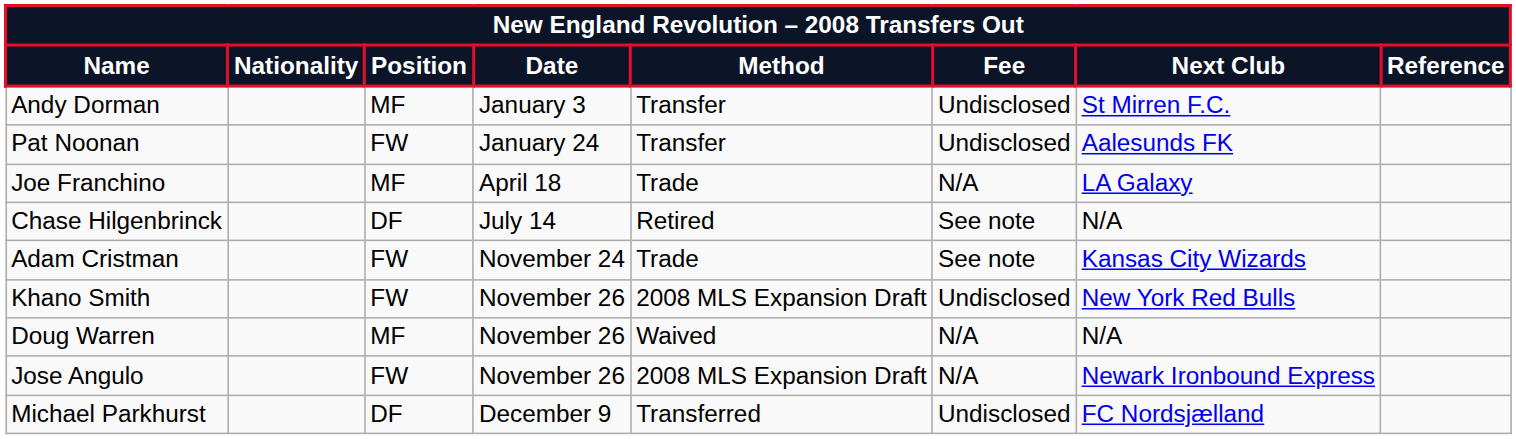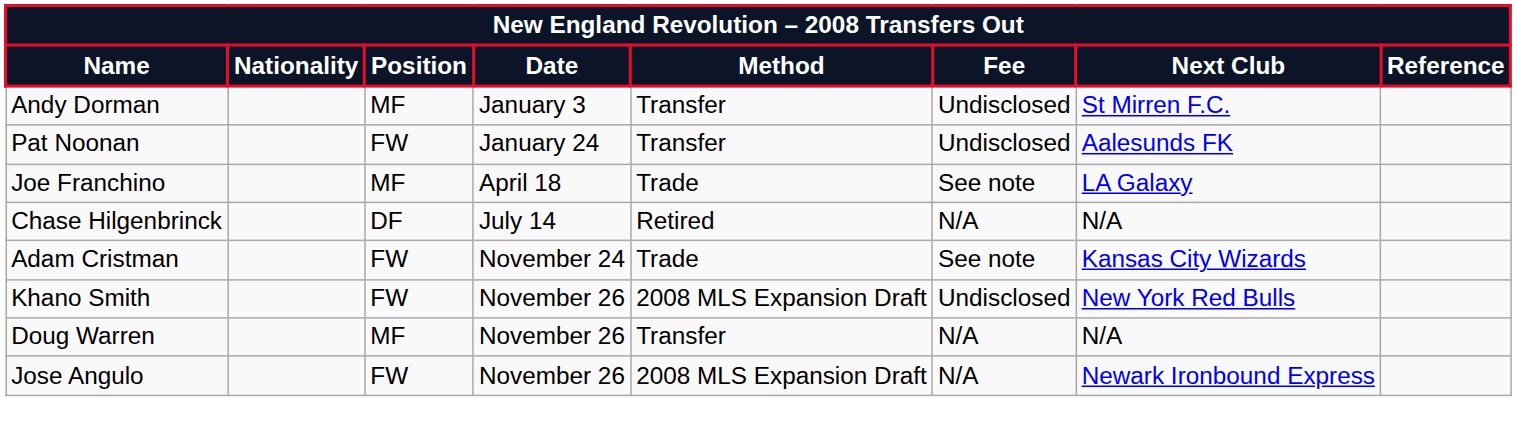(958, 182) N/A -> (987, 182) See note
(987, 221) See note -> (958, 221) N/A
(676, 336) Waived -> (681, 336) Transfer
- row: (108, 414)
